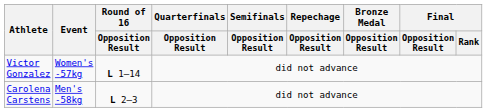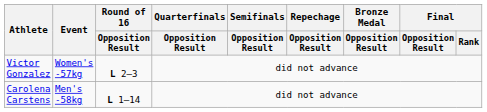(124, 73) L 1–14 -> (124, 73) L 2–3
(124, 100) L 2–3 -> (124, 100) L 1–14
